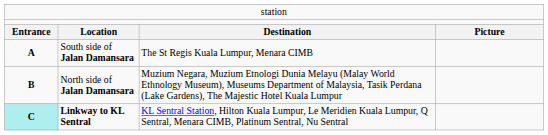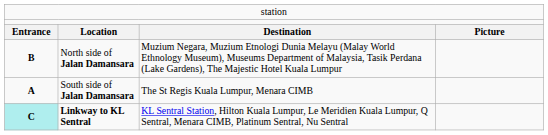rows swapped: (97, 53) <-> (97, 85)
